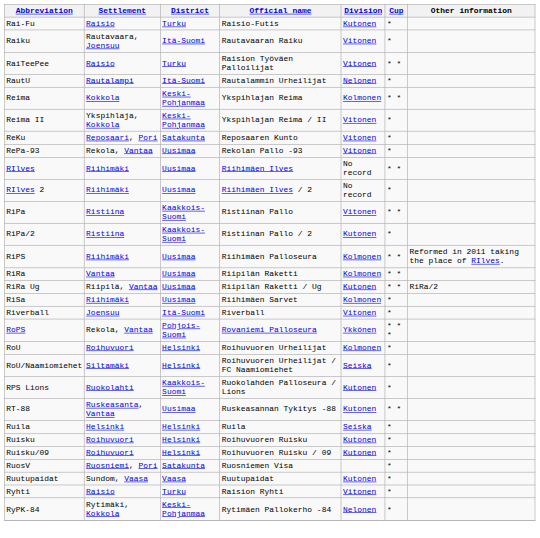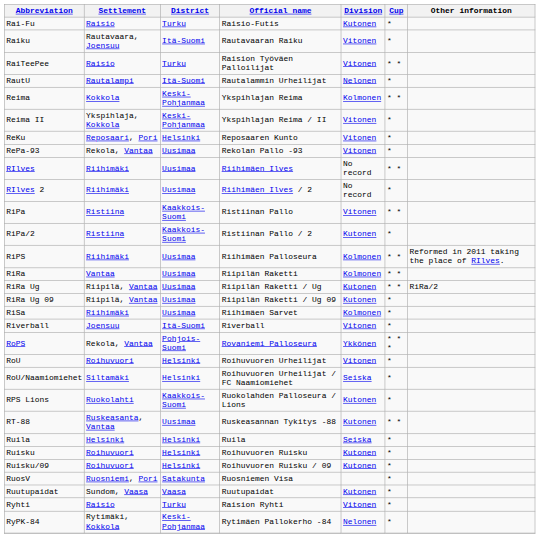(184, 138) Satakunta -> (181, 138) Helsinki
+ row: (30, 300)
(362, 348) Kolmonen -> (360, 361) Vitonen
